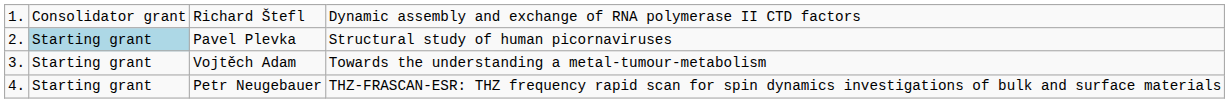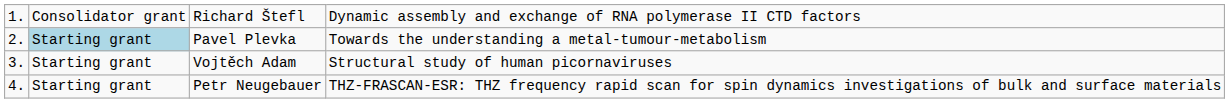(500, 40) Structural study of human picornaviruses -> (548, 40) Towards the understanding a metal-tumour-metabolism
(548, 63) Towards the understanding a metal-tumour-metabolism -> (500, 63) Structural study of human picornaviruses
